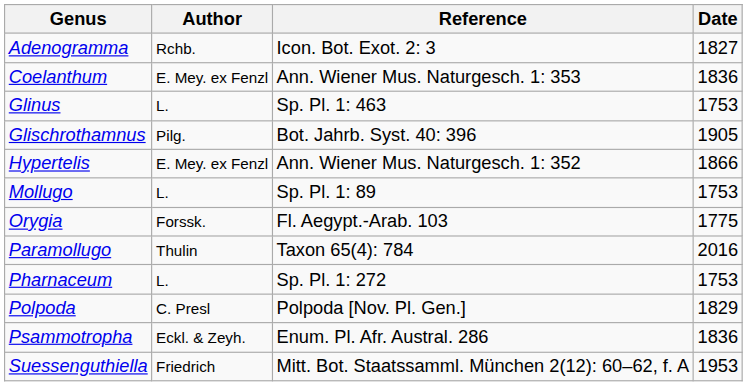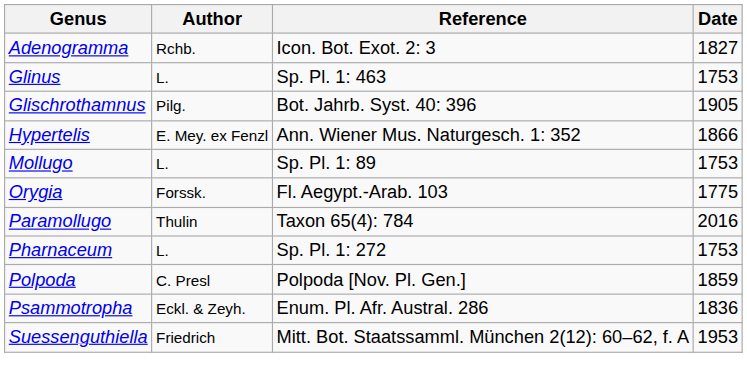- row: (58, 76)
(718, 308) 1829 -> (718, 279) 1859
